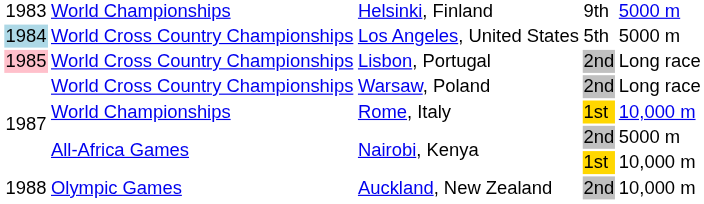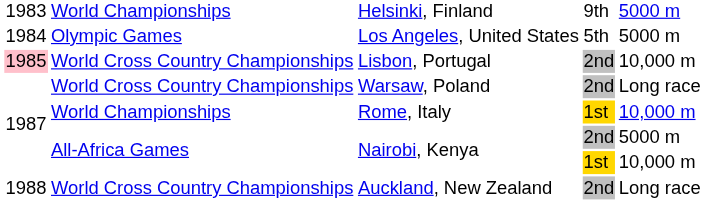(26, 36) lightblue background -> (26, 36) no background
(202, 36) World Cross Country Championships -> (116, 36) Olympic Games
(660, 61) Long race -> (657, 61) 10,000 m
(116, 187) Olympic Games -> (202, 187) World Cross Country Championships
(657, 187) 10,000 m -> (660, 187) Long race
